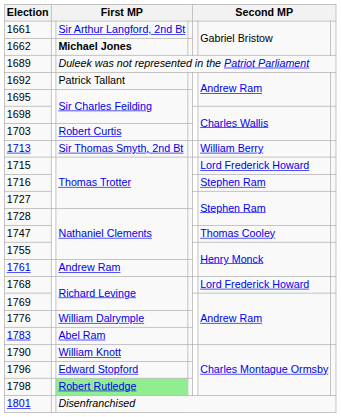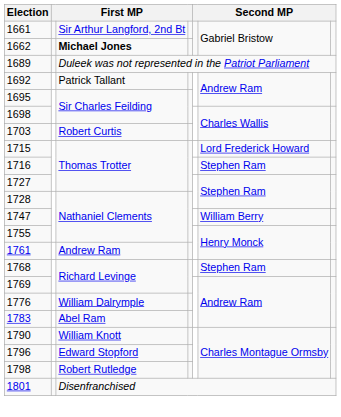- row: (19, 149)
(238, 234) Thomas Cooley -> (232, 217) William Berry
(255, 285) Lord Frederick Howard -> (233, 268) Stephen Ram
(97, 387) lightgreen background -> (97, 370) no background
